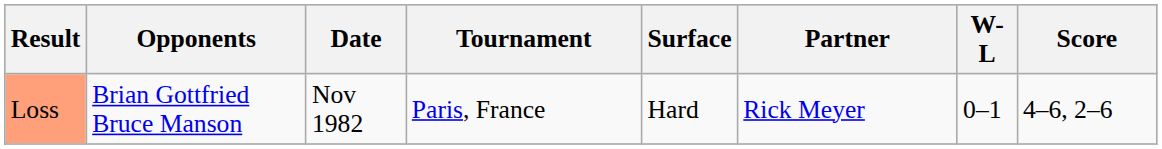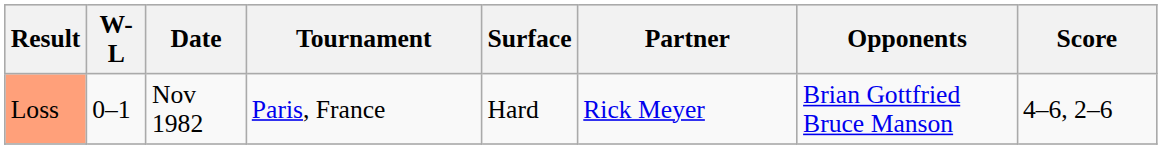columns swapped: (987, 39) <-> (196, 39)
